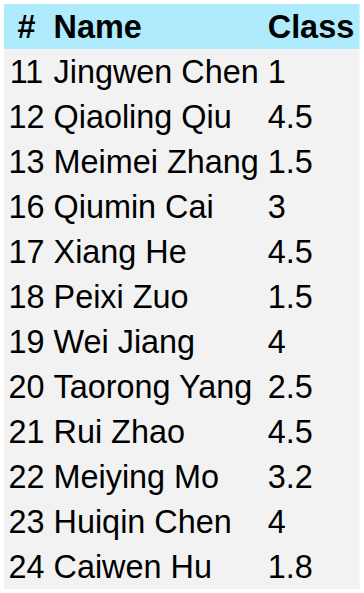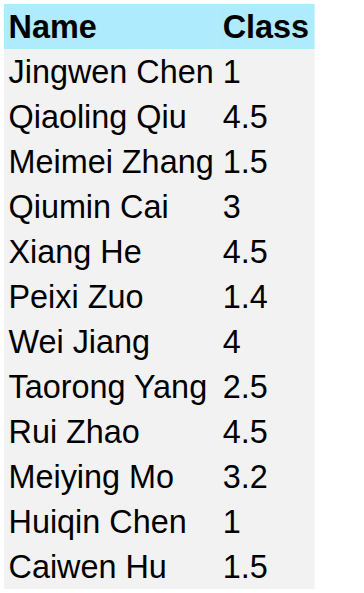- column: (27, 26)
(290, 296) 1.5 -> (245, 296) 1.4
(277, 522) 4 -> (232, 522) 1
(290, 566) 1.8 -> (245, 566) 1.5
